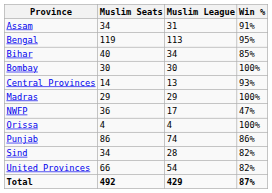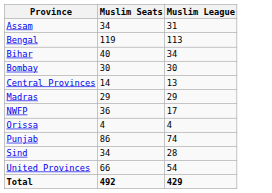- column: (252, 11)
